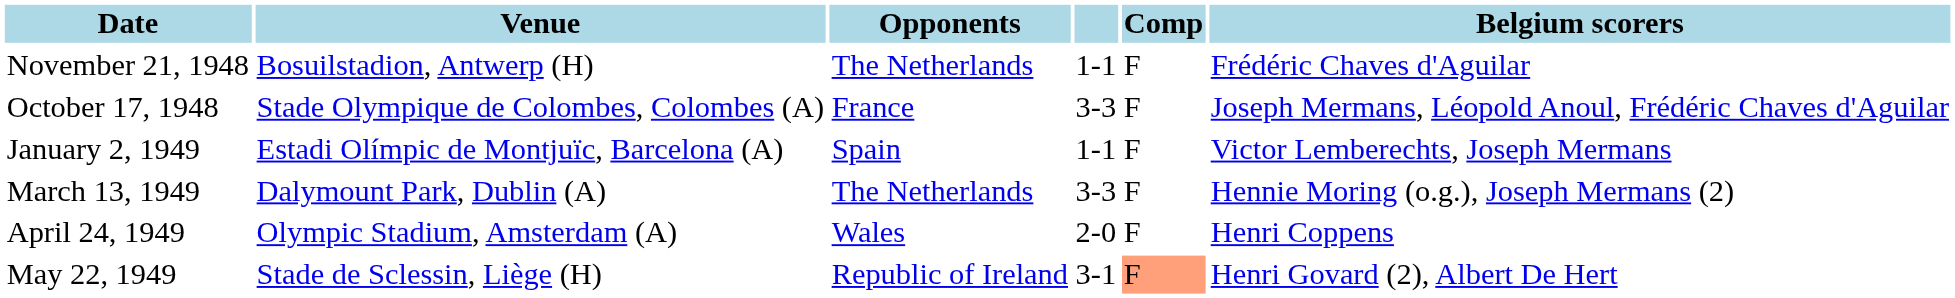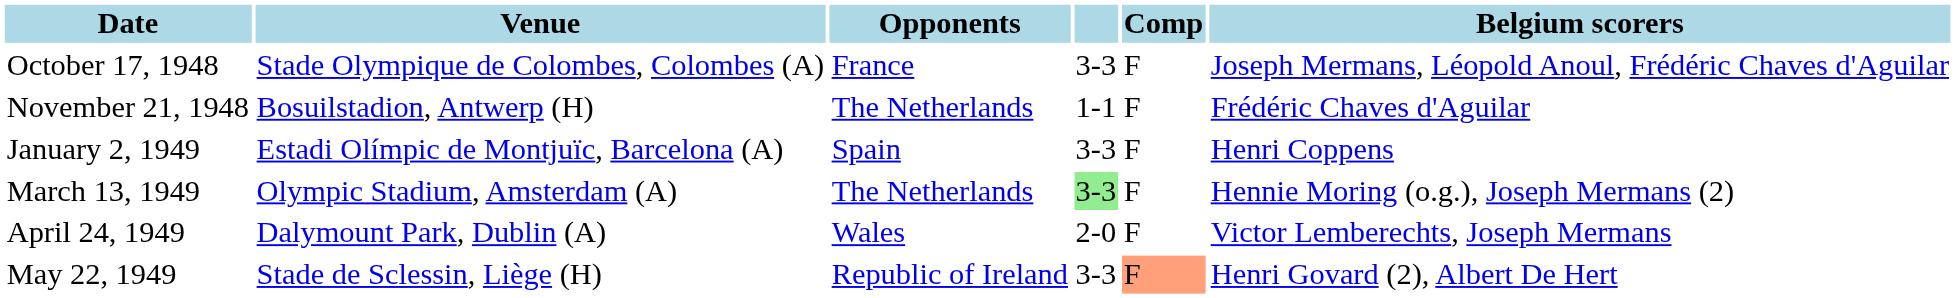rows swapped: (113, 106) <-> (128, 65)
(1096, 148) 1-1 -> (1096, 148) 3-3
(1441, 148) Victor Lemberechts, Joseph Mermans -> (1302, 148) Henri Coppens
(431, 190) Dalymount Park, Dublin (A) -> (467, 190) Olympic Stadium, Amsterdam (A)
(1096, 190) no background -> (1096, 190) lightgreen background
(467, 232) Olympic Stadium, Amsterdam (A) -> (431, 232) Dalymount Park, Dublin (A)
(1302, 232) Henri Coppens -> (1441, 232) Victor Lemberechts, Joseph Mermans
(1096, 274) 3-1 -> (1096, 274) 3-3
